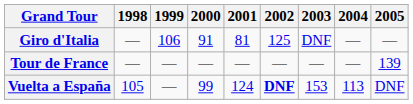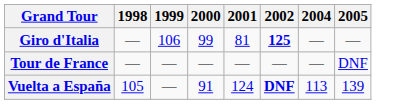- column: (316, 16)
(206, 39) 91 -> (206, 39) 99
(279, 39) normal -> (279, 39) bold
(390, 63) 139 -> (353, 63) DNF
(206, 87) 99 -> (206, 87) 91
(390, 87) DNF -> (353, 87) 139
